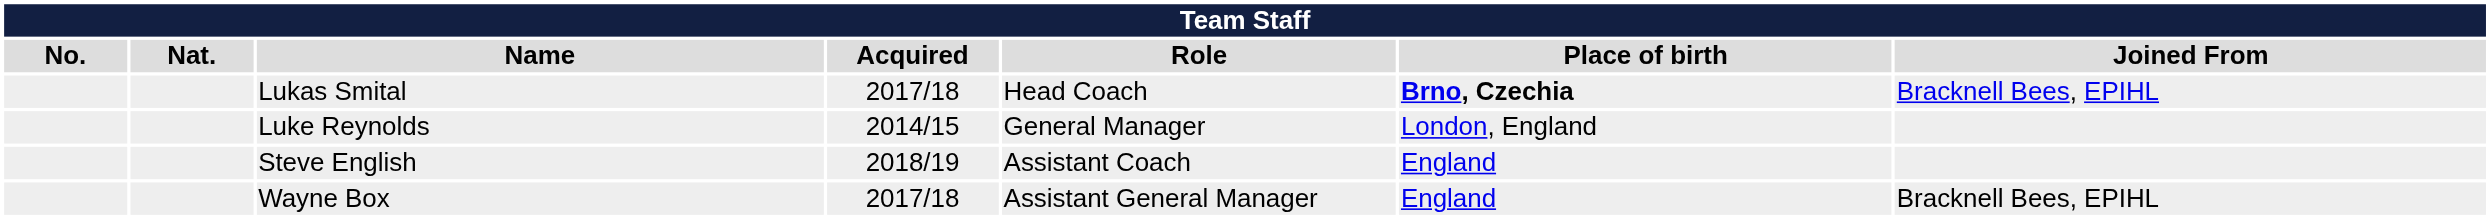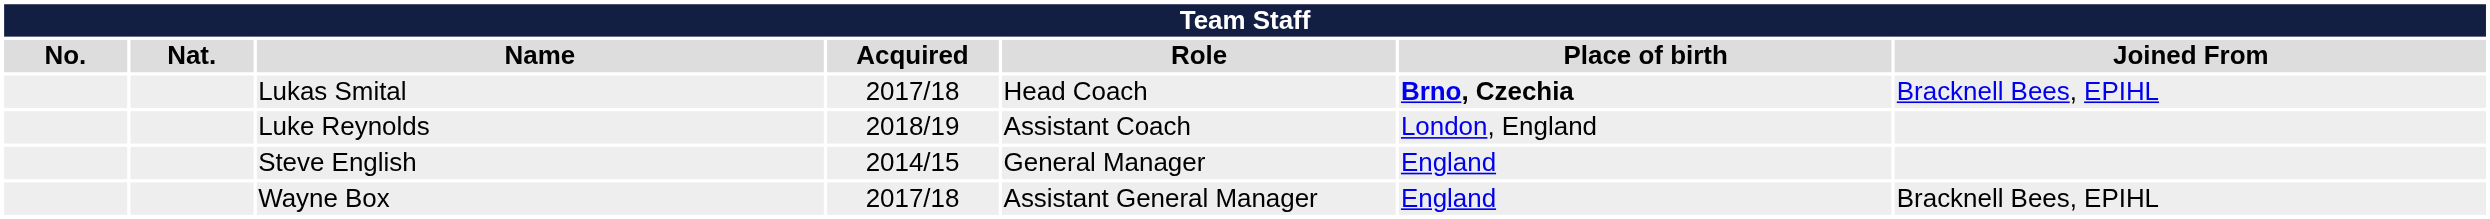(913, 127) 2014/15 -> (913, 127) 2018/19
(1104, 127) General Manager -> (1097, 127) Assistant Coach
(913, 162) 2018/19 -> (913, 162) 2014/15
(1097, 162) Assistant Coach -> (1104, 162) General Manager
